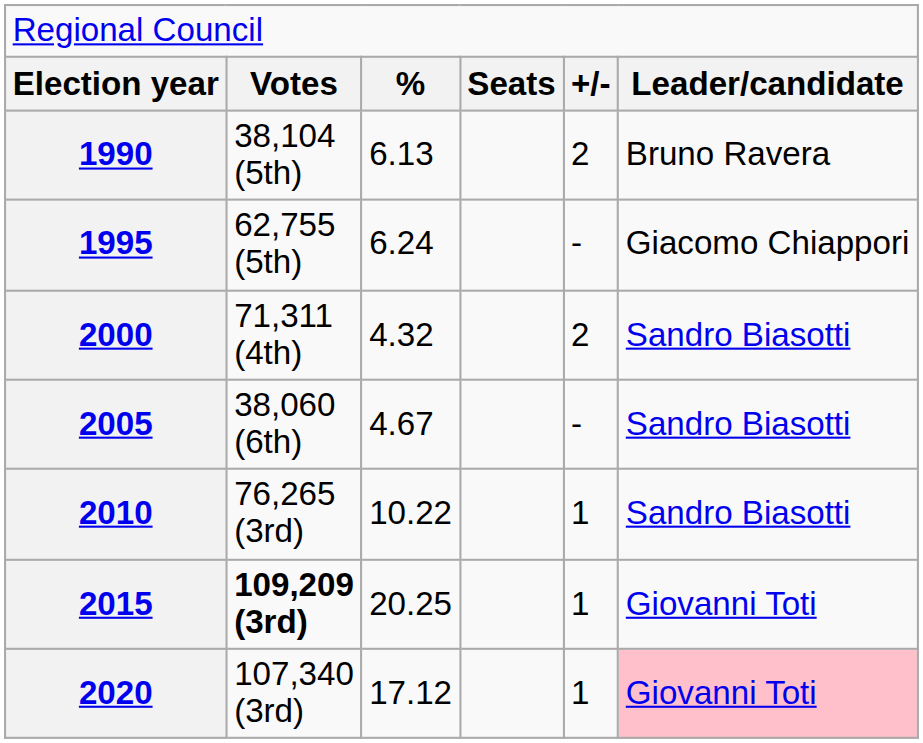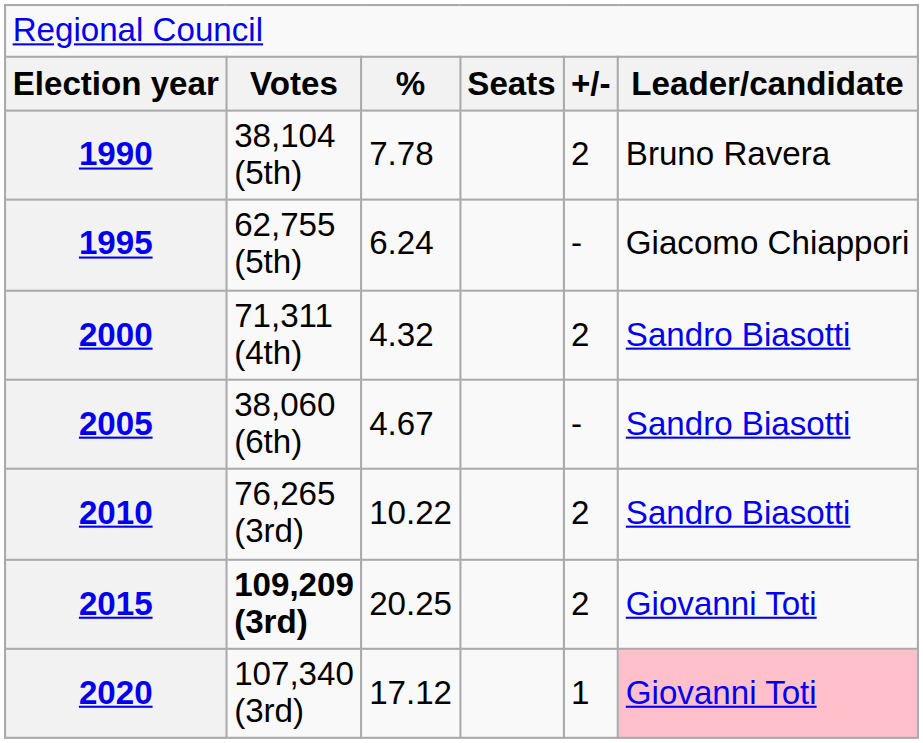(401, 154) 6.13 -> (401, 154) 7.78
(580, 513) 1 -> (580, 513) 2
(580, 603) 1 -> (580, 603) 2
